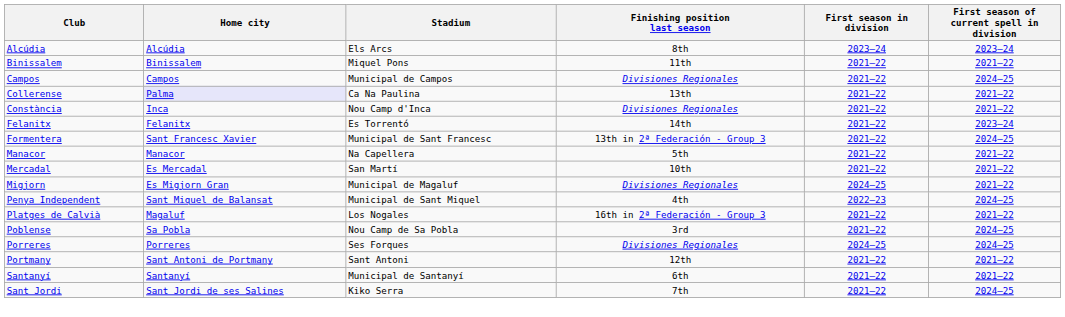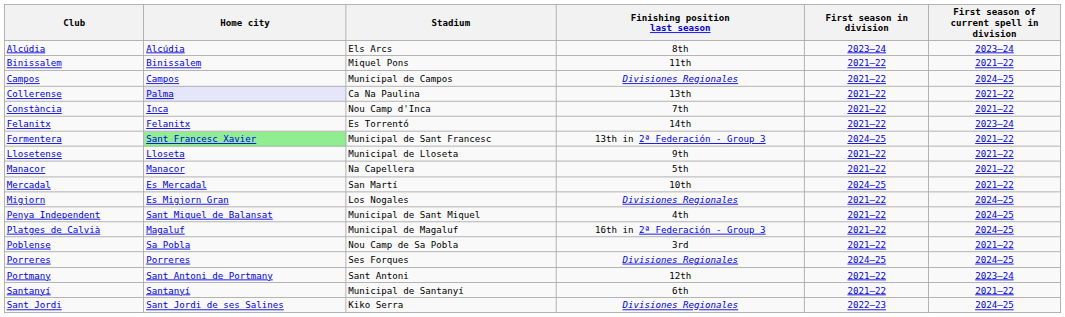(680, 109) Divisiones Regionales -> (680, 109) 7th
(201, 139) no background -> (201, 139) lightgreen background
(867, 139) 2021–22 -> (867, 139) 2024–25
(994, 139) 2024–25 -> (994, 139) 2021–22
+ row: (34, 154)
(867, 169) 2021–22 -> (867, 184) 2024–25
(403, 184) Municipal de Magaluf -> (378, 200) Los Nogales
(867, 184) 2024–25 -> (867, 200) 2021–22
(994, 184) 2021–22 -> (994, 200) 2024–25
(867, 200) 2022–23 -> (867, 215) 2021–22
(378, 215) Los Nogales -> (403, 230) Municipal de Magaluf
(994, 215) 2021–22 -> (994, 230) 2024–25
(994, 230) 2024–25 -> (994, 245) 2021–22
(994, 260) 2021–22 -> (994, 275) 2023–24
(680, 290) 7th -> (680, 305) Divisiones Regionales
(867, 290) 2021–22 -> (867, 305) 2022–23
